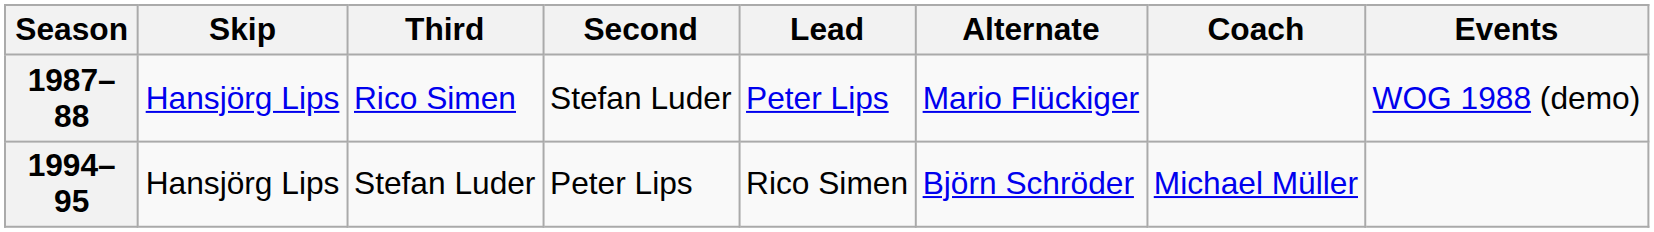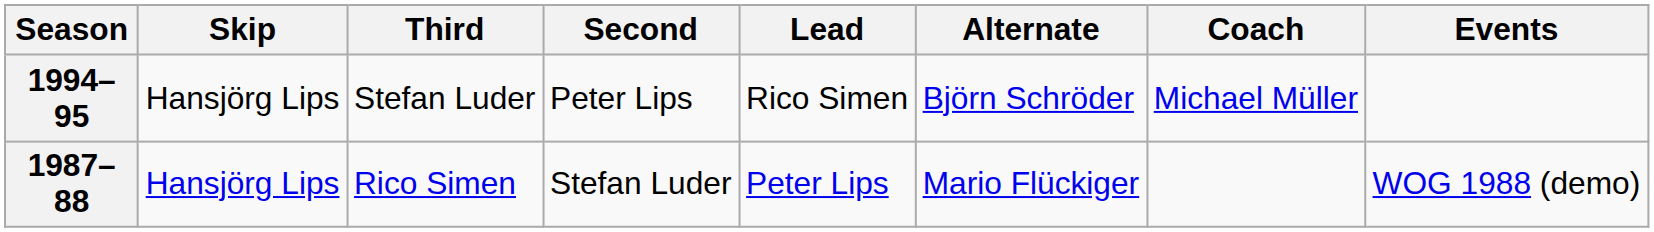rows swapped: (72, 97) <-> (72, 183)
